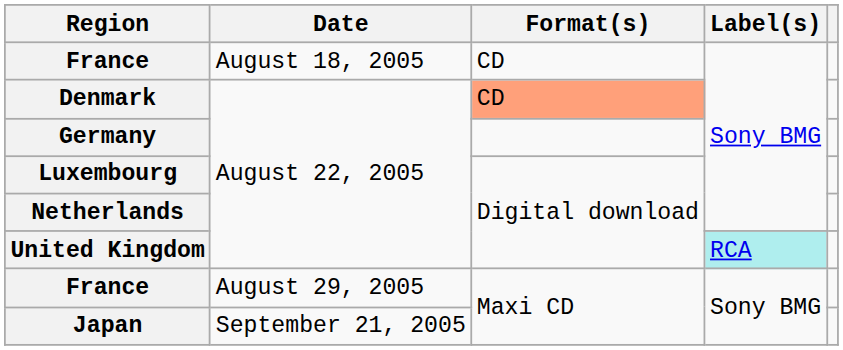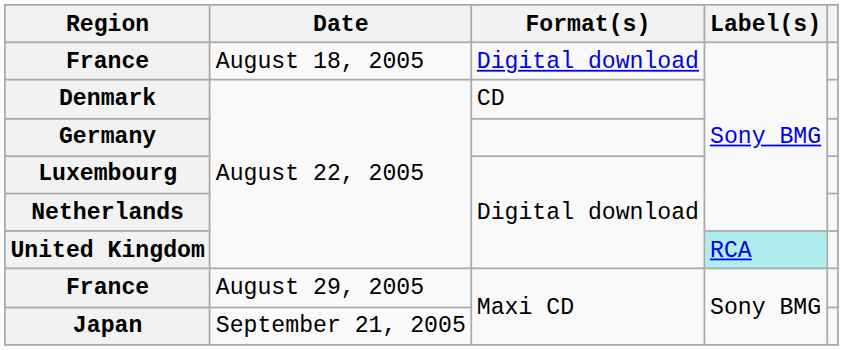(491, 61) CD -> (588, 61) Digital download
(491, 99) lightsalmon background -> (491, 99) no background
